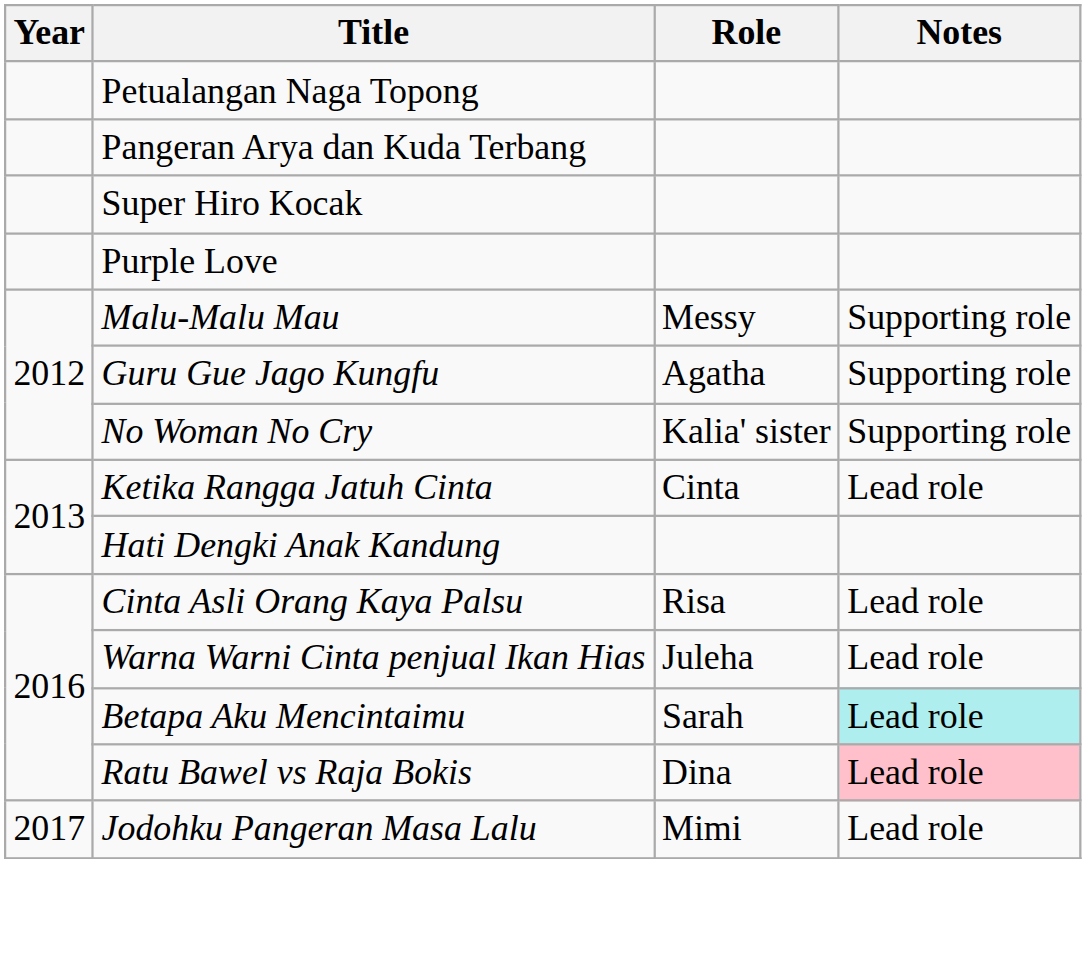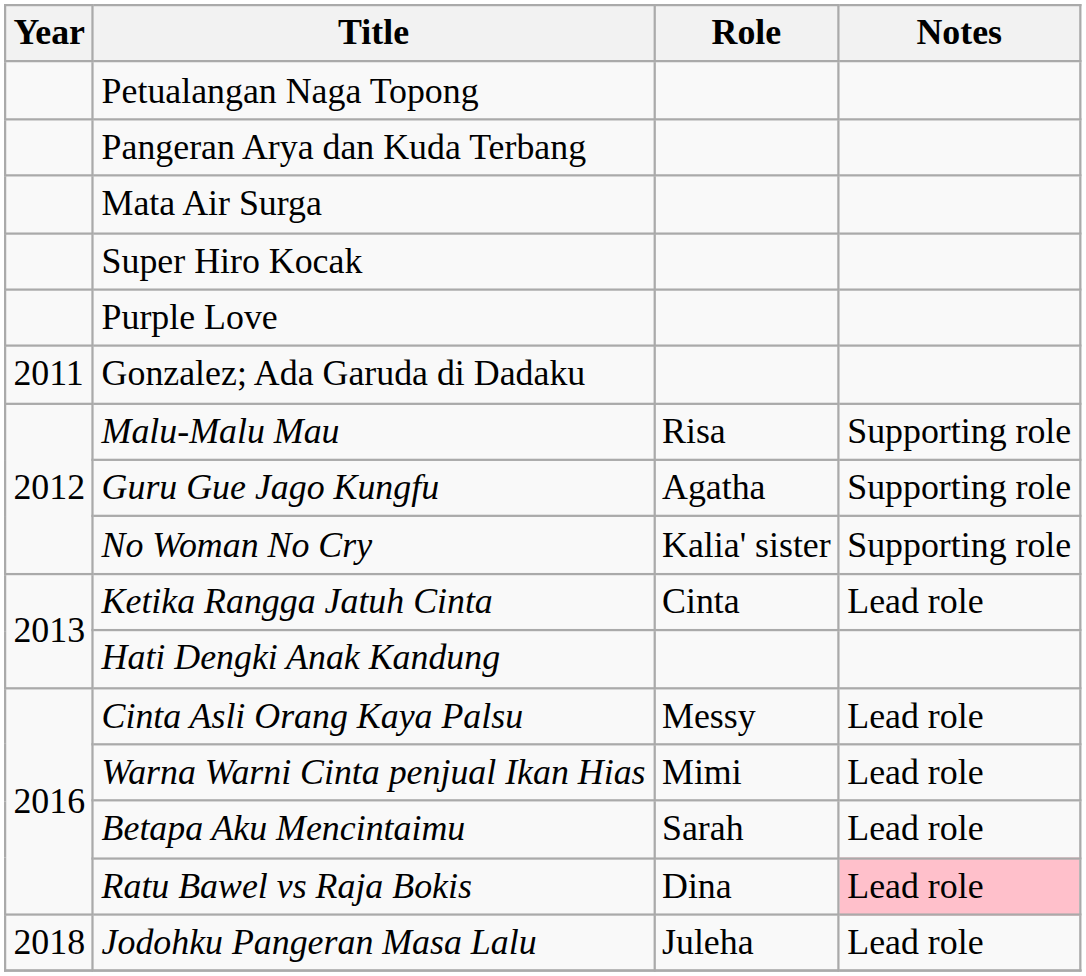+ row: (212, 203)
+ row: (343, 373)
(709, 317) Messy -> (694, 430) Risa
(694, 601) Risa -> (709, 714) Messy
(708, 658) Juleha -> (702, 771) Mimi
(915, 714) paleturquoise background -> (915, 828) no background
(49, 828) 2017 -> (49, 942) 2018
(702, 828) Mimi -> (708, 942) Juleha
